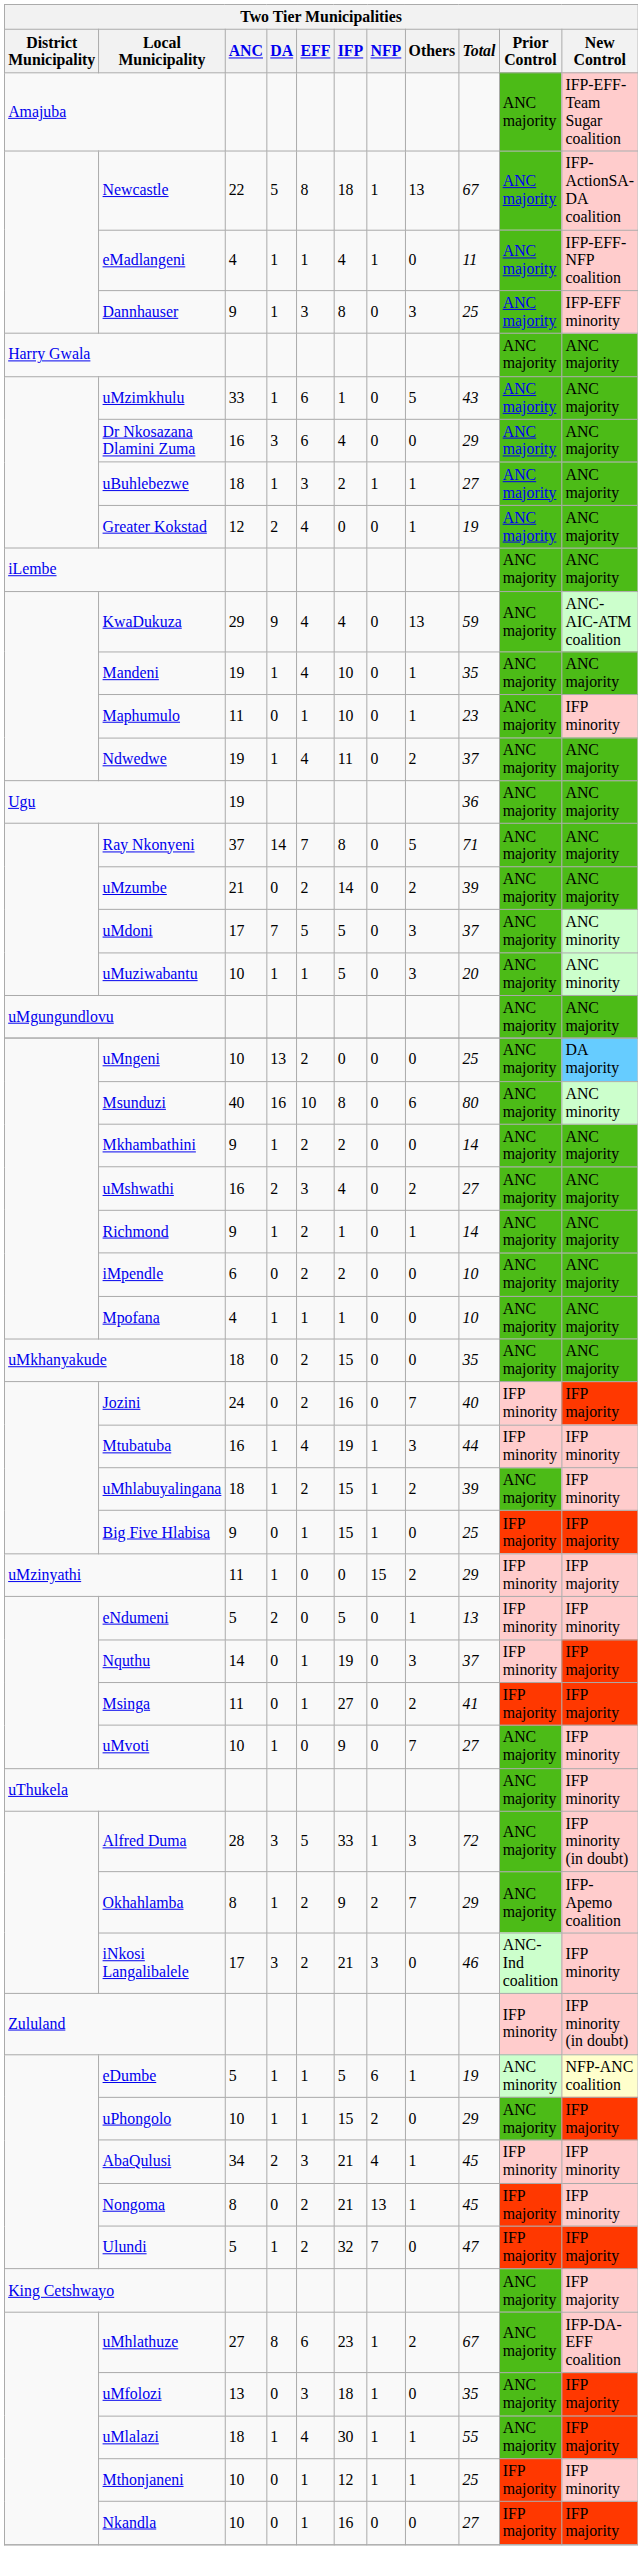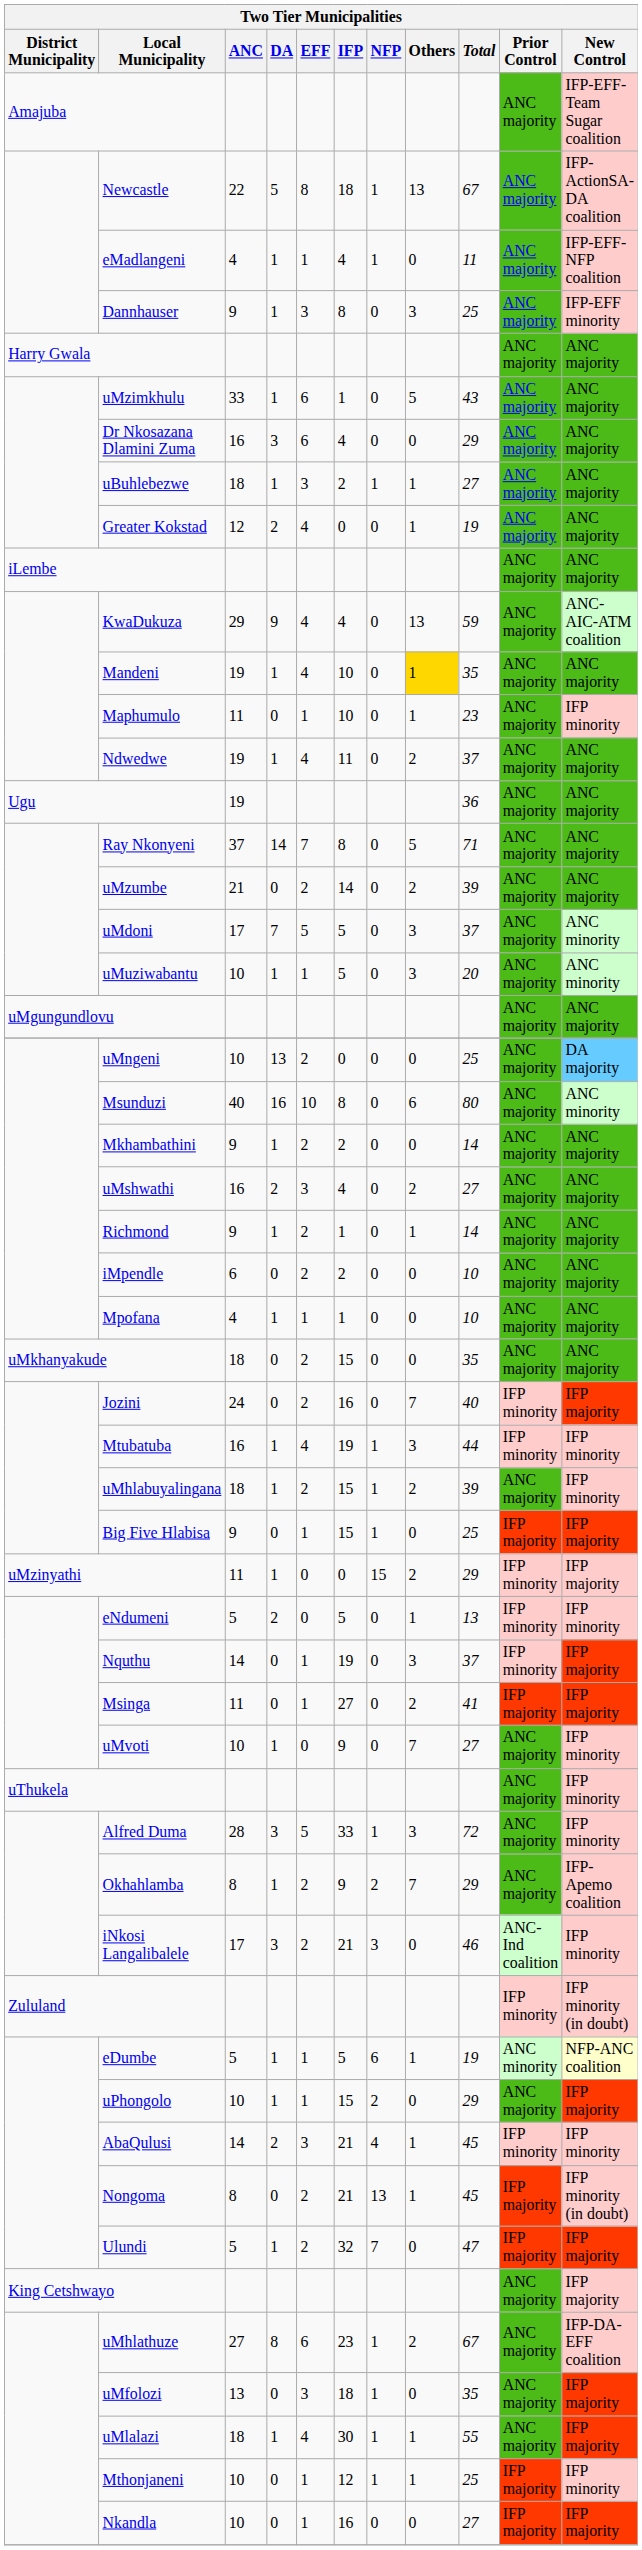(413, 673) no background -> (413, 673) gold background
(597, 1841) IFP minority (in doubt) -> (593, 1832) IFP minority
(237, 2161) 34 -> (237, 2143) 14
(593, 2204) IFP minority -> (597, 2195) IFP minority (in doubt)
